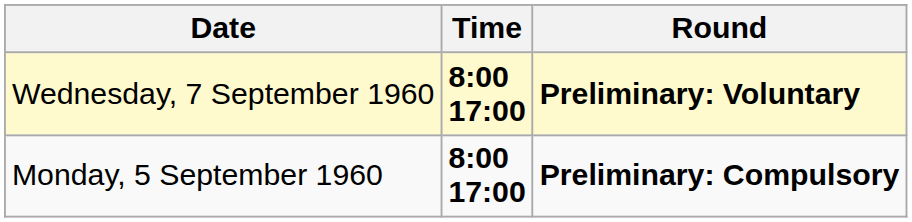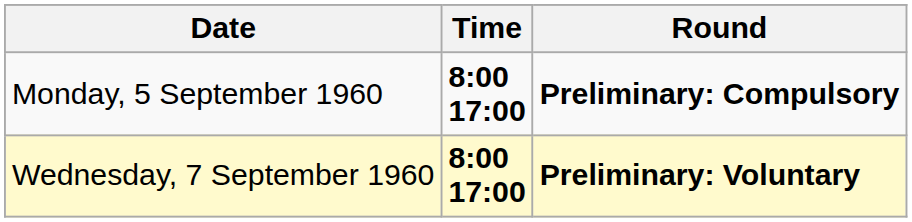rows swapped: (197, 175) <-> (223, 93)
